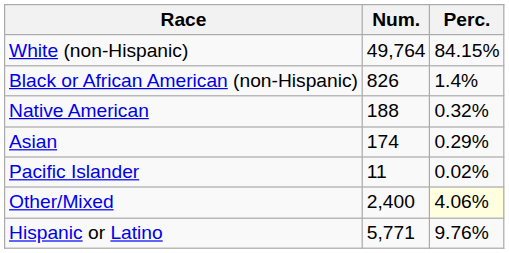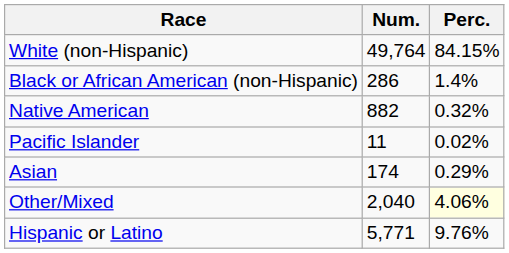(383, 80) 826 -> (383, 80) 286
(383, 111) 188 -> (383, 111) 882
rows swapped: (33, 141) <-> (74, 171)
(391, 202) 2,400 -> (391, 202) 2,040
